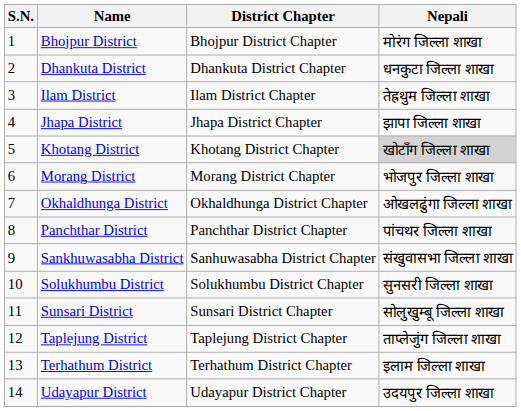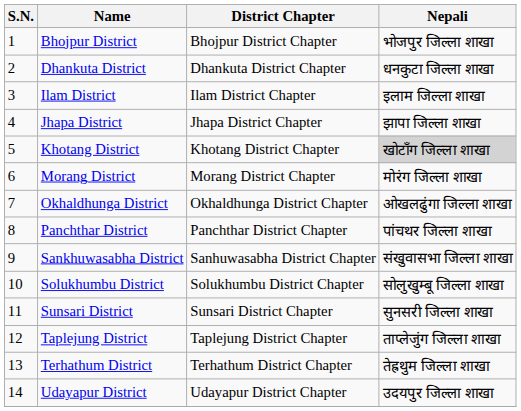(432, 42) मोरंग जिल्ला शाखा -> (438, 42) भोजपुर जिल्ला शाखा
(436, 96) तेह्रथुम जिल्ला शाखा -> (434, 96) इलाम जिल्ला शाखा
(438, 177) भोजपुर जिल्ला शाखा -> (432, 177) मोरंग जिल्ला शाखा
(438, 285) सुनसरी जिल्ला शाखा -> (443, 285) सोलुखुम्बू जिल्ला शाखा
(443, 312) सोलुखुम्बू जिल्ला शाखा -> (438, 312) सुनसरी जिल्ला शाखा
(434, 366) इलाम जिल्ला शाखा -> (436, 366) तेह्रथुम जिल्ला शाखा
